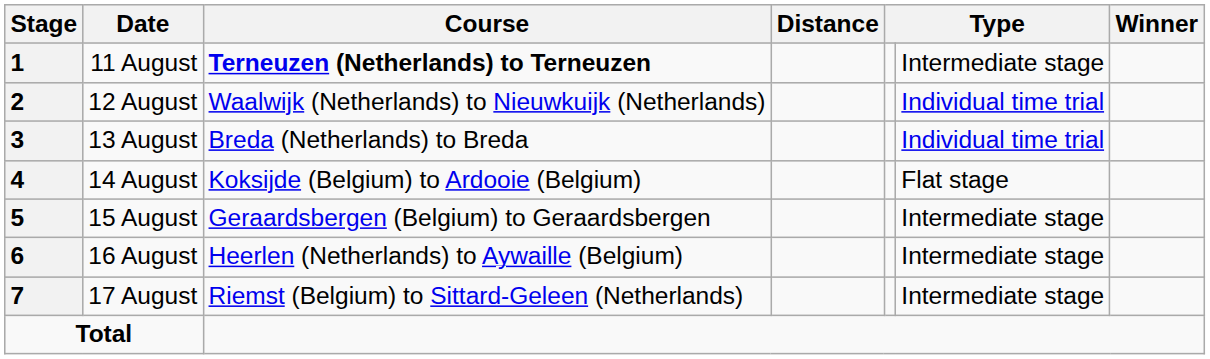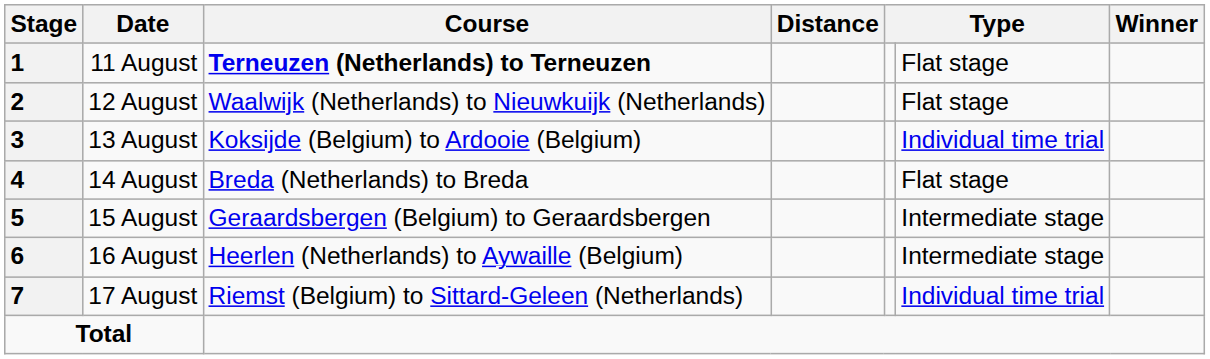(1003, 62) Intermediate stage -> (955, 62) Flat stage
(1003, 101) Individual time trial -> (955, 101) Flat stage
(368, 140) Breda (Netherlands) to Breda -> (425, 140) Koksijde (Belgium) to Ardooie (Belgium)
(425, 179) Koksijde (Belgium) to Ardooie (Belgium) -> (368, 179) Breda (Netherlands) to Breda
(1003, 295) Intermediate stage -> (1003, 295) Individual time trial
